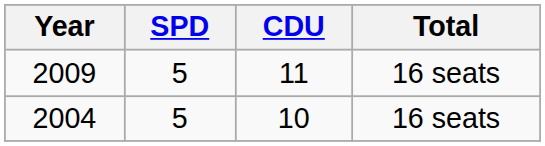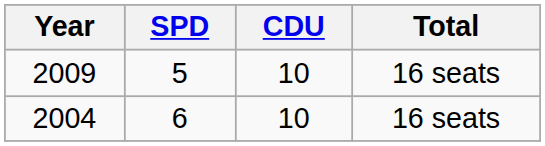(294, 72) 11 -> (294, 72) 10
(180, 118) 5 -> (180, 118) 6
